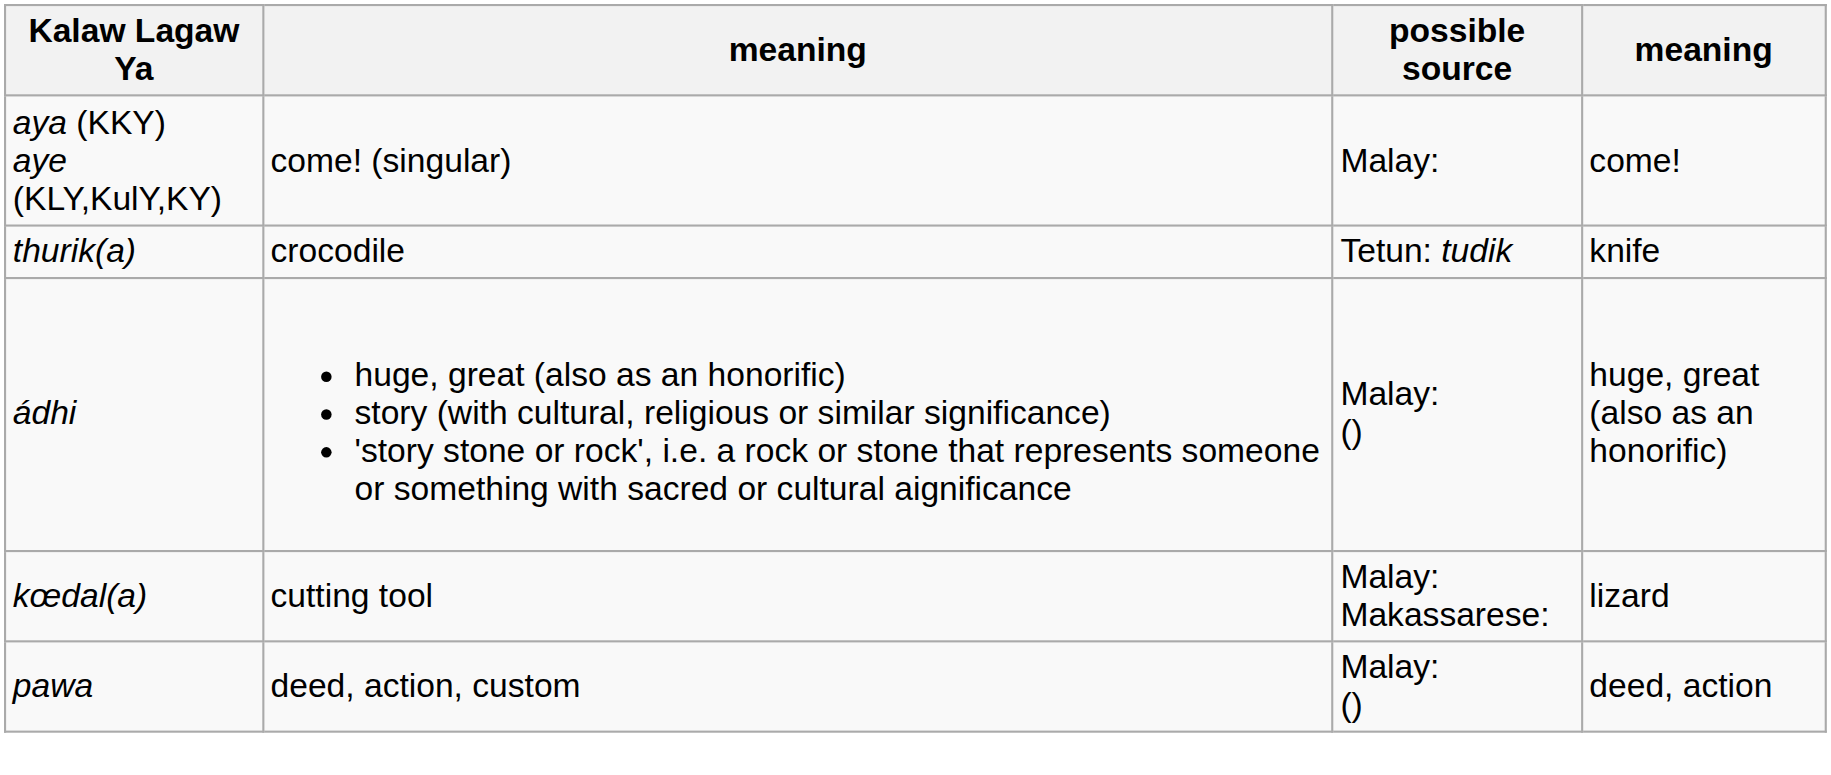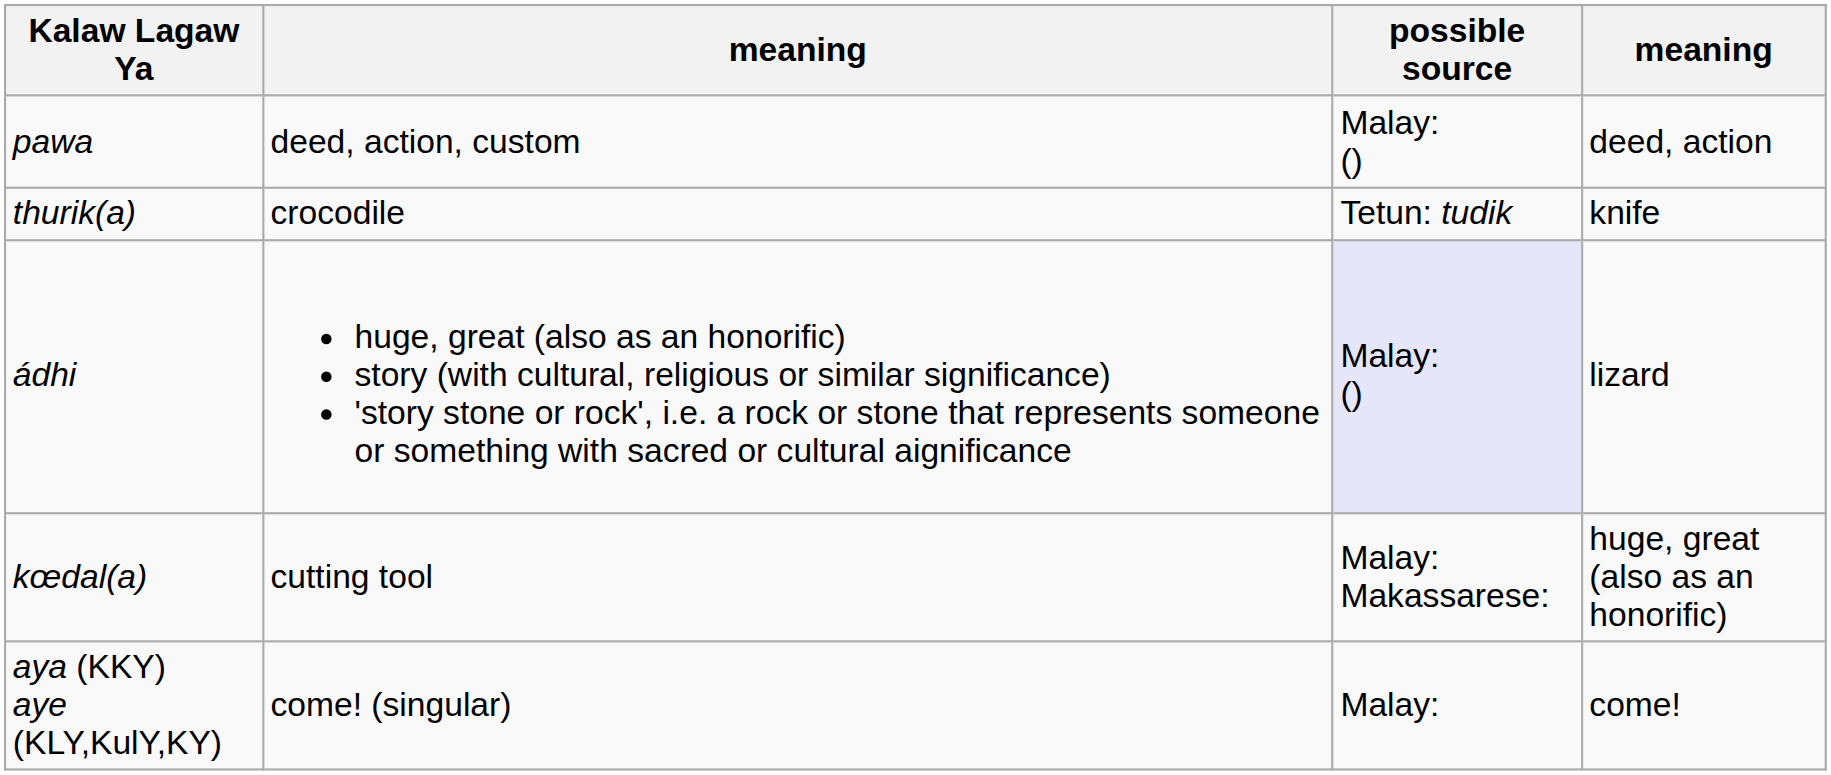rows swapped: (117, 160) <-> (53, 686)
(1390, 413) no background -> (1390, 375) lavender background
(1674, 413) huge, great (also as an honorific) -> (1629, 375) lizard
(1629, 594) lizard -> (1674, 576) huge, great (also as an honorific)
